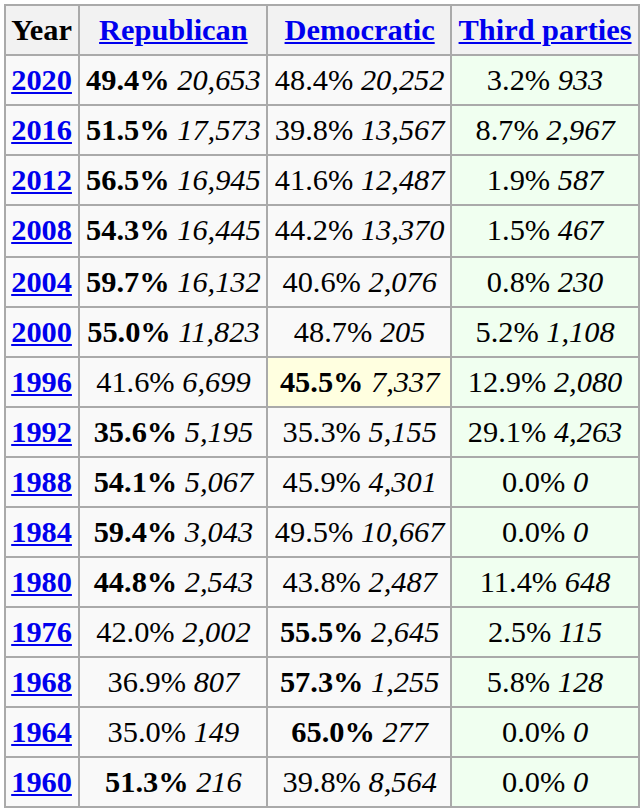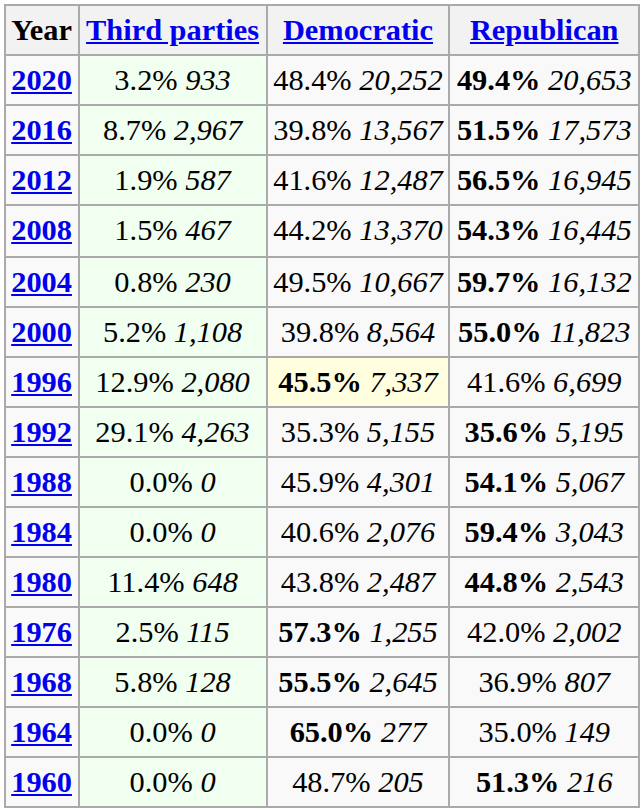columns swapped: (173, 29) <-> (545, 29)
(360, 280) 40.6% 2,076 -> (358, 280) 49.5% 10,667
(360, 330) 48.7% 205 -> (358, 330) 39.8% 8,564
(360, 531) 49.5% 10,667 -> (358, 531) 40.6% 2,076
(360, 631) 55.5% 2,645 -> (358, 631) 57.3% 1,255
(360, 681) 57.3% 1,255 -> (358, 681) 55.5% 2,645
(360, 781) 39.8% 8,564 -> (358, 781) 48.7% 205
